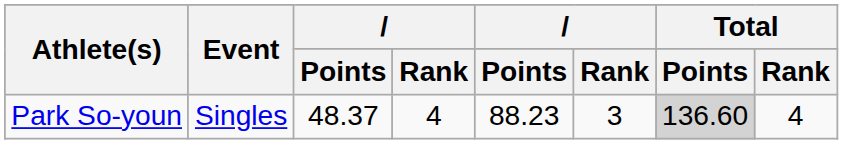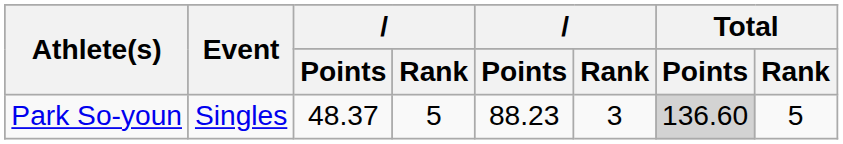(434, 116) 4 -> (434, 116) 5
(796, 116) 4 -> (796, 116) 5
